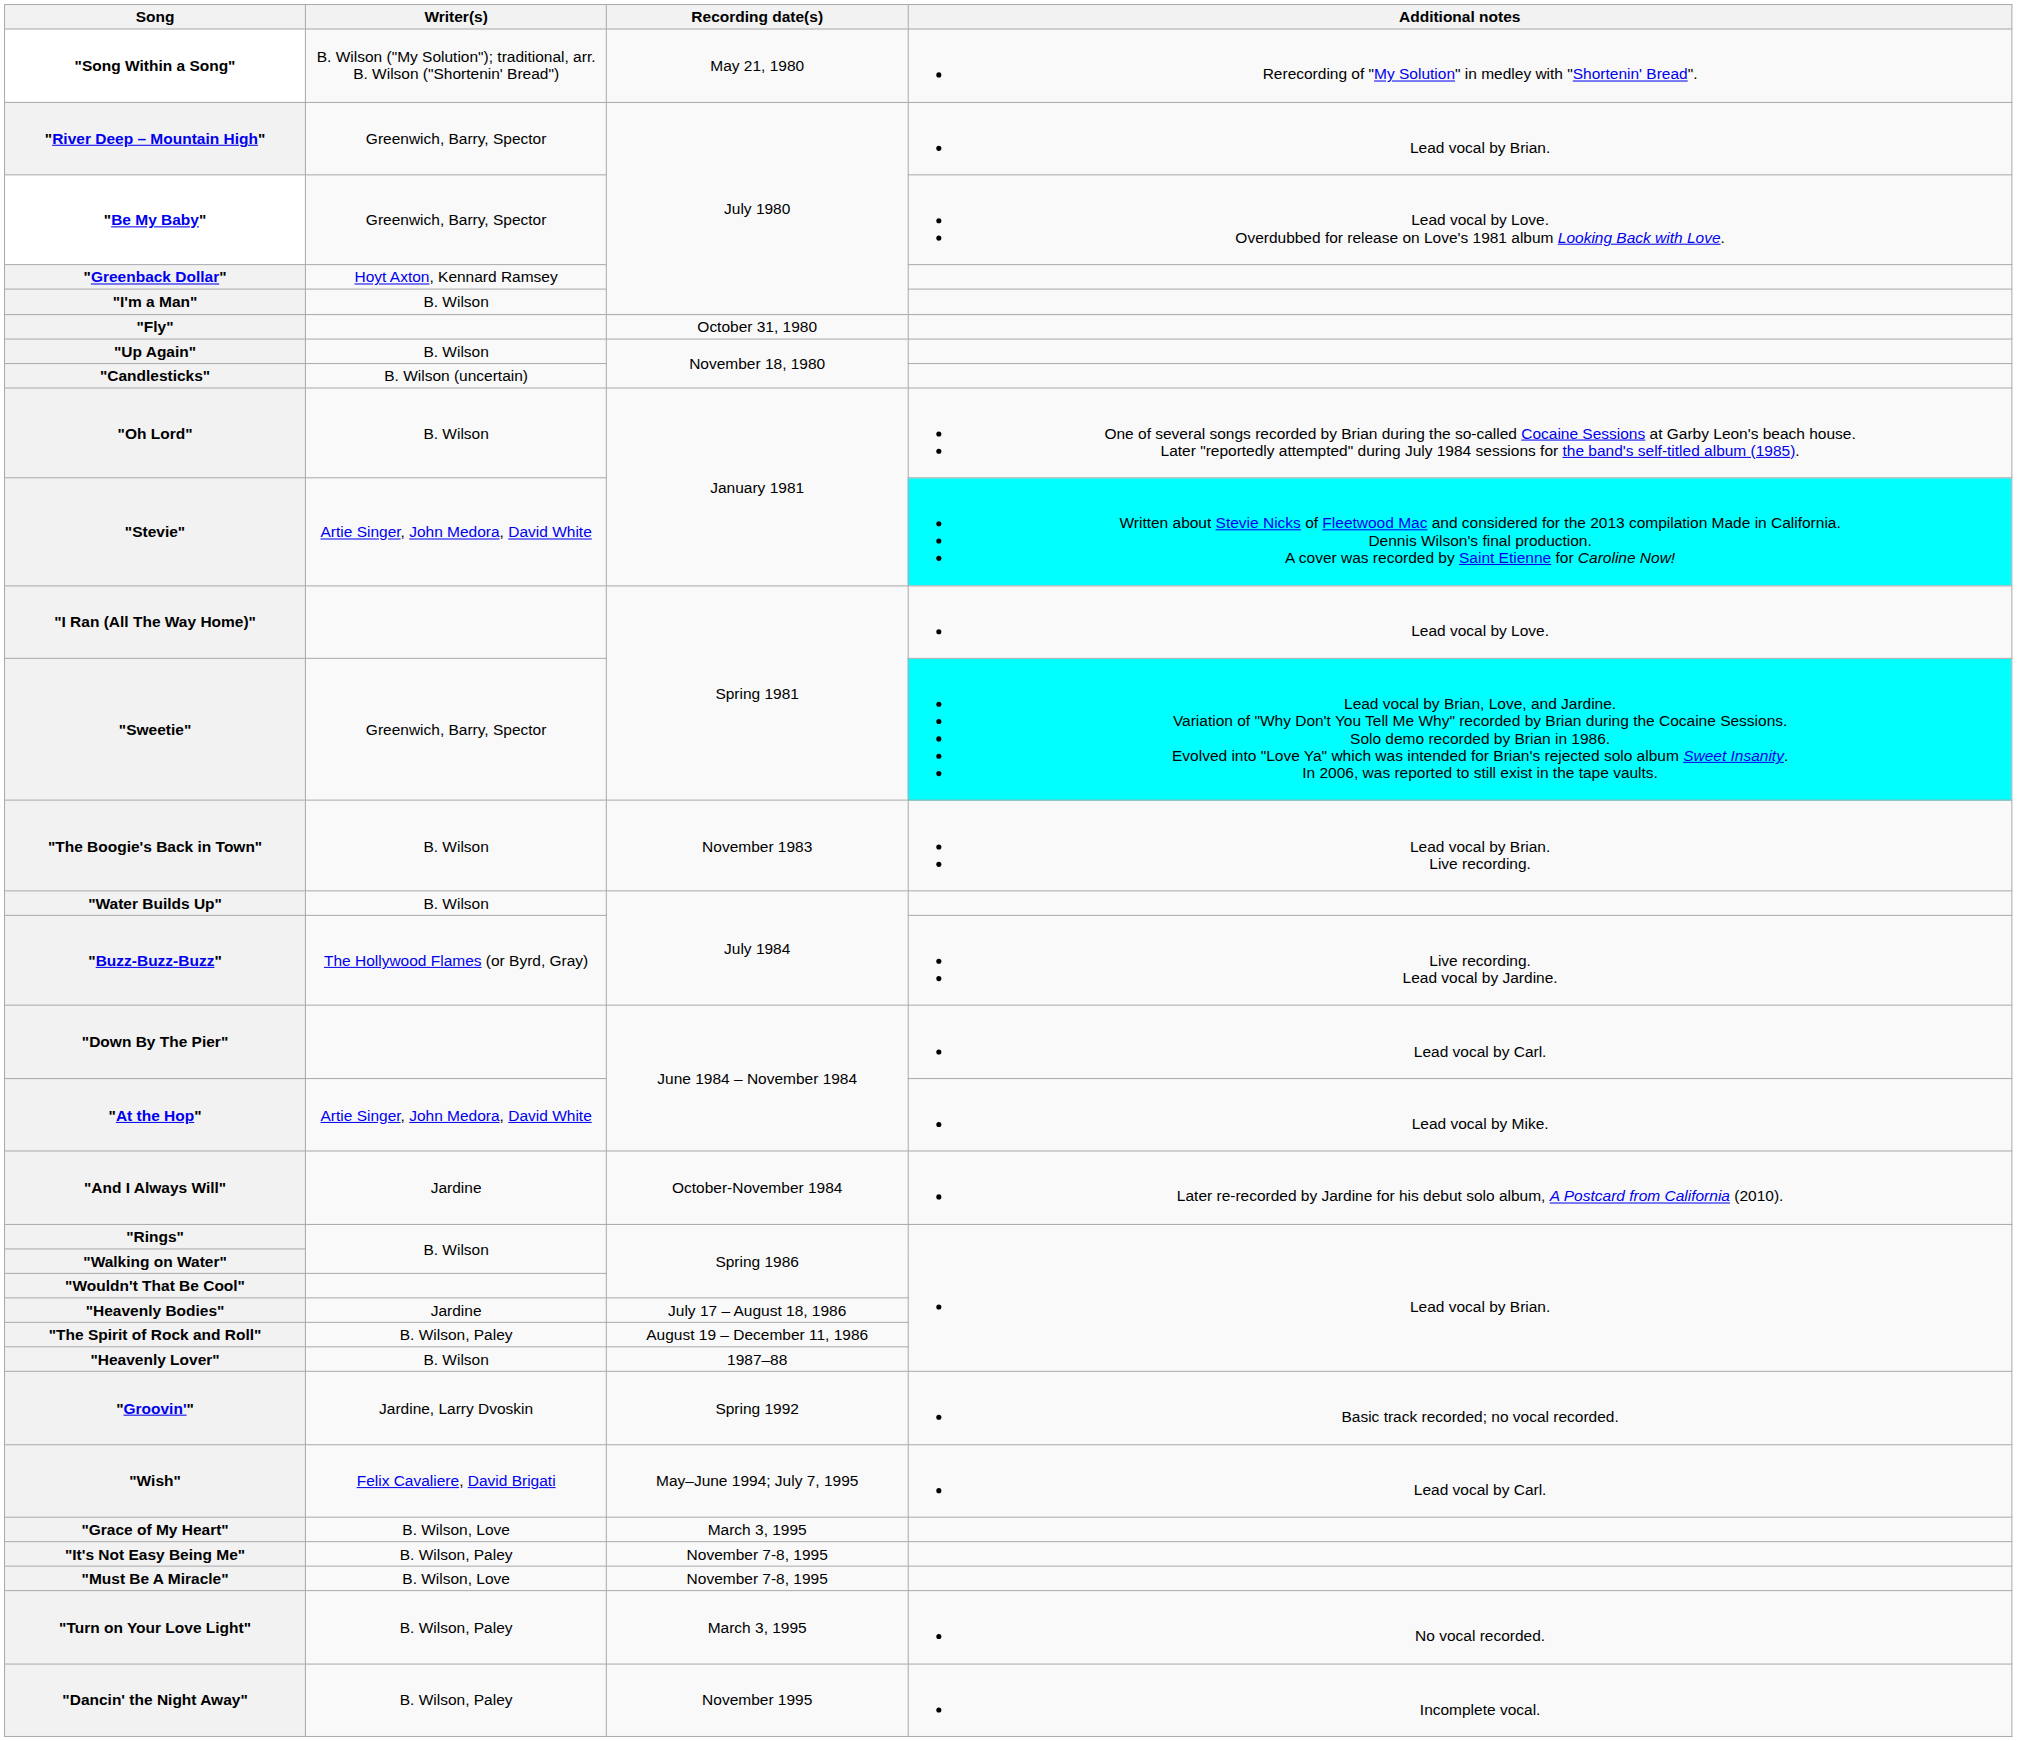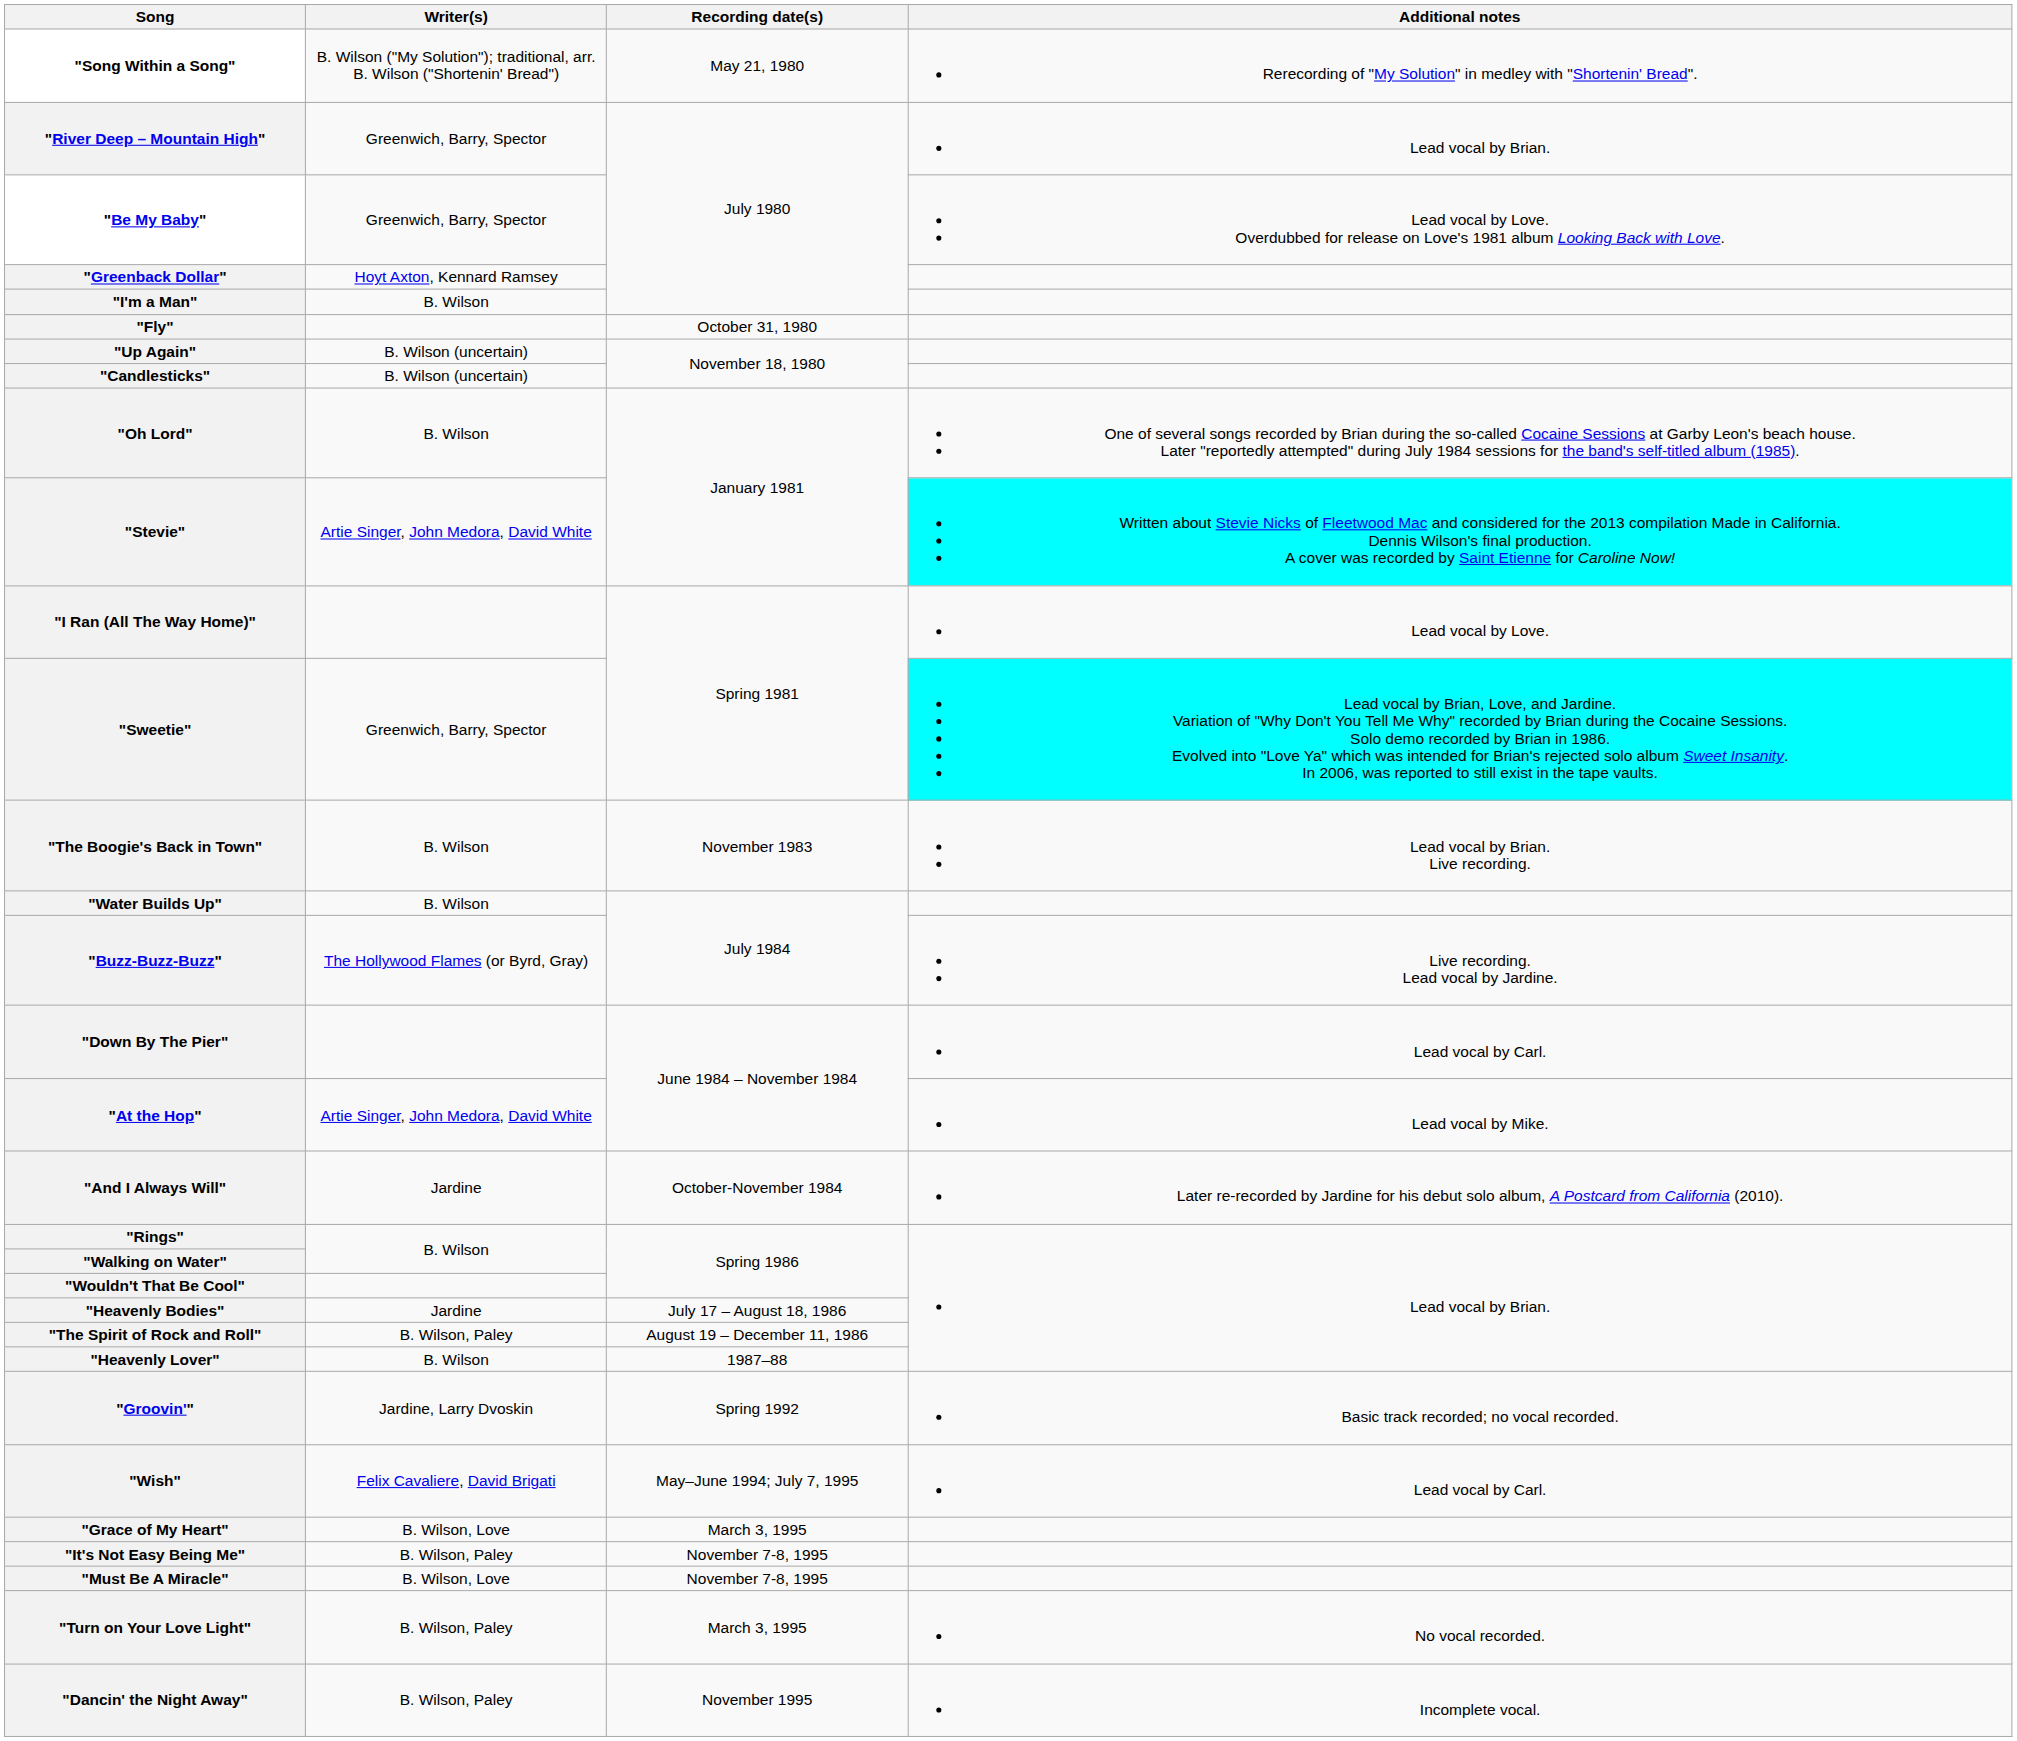(456, 351) B. Wilson -> (456, 351) B. Wilson (uncertain)
